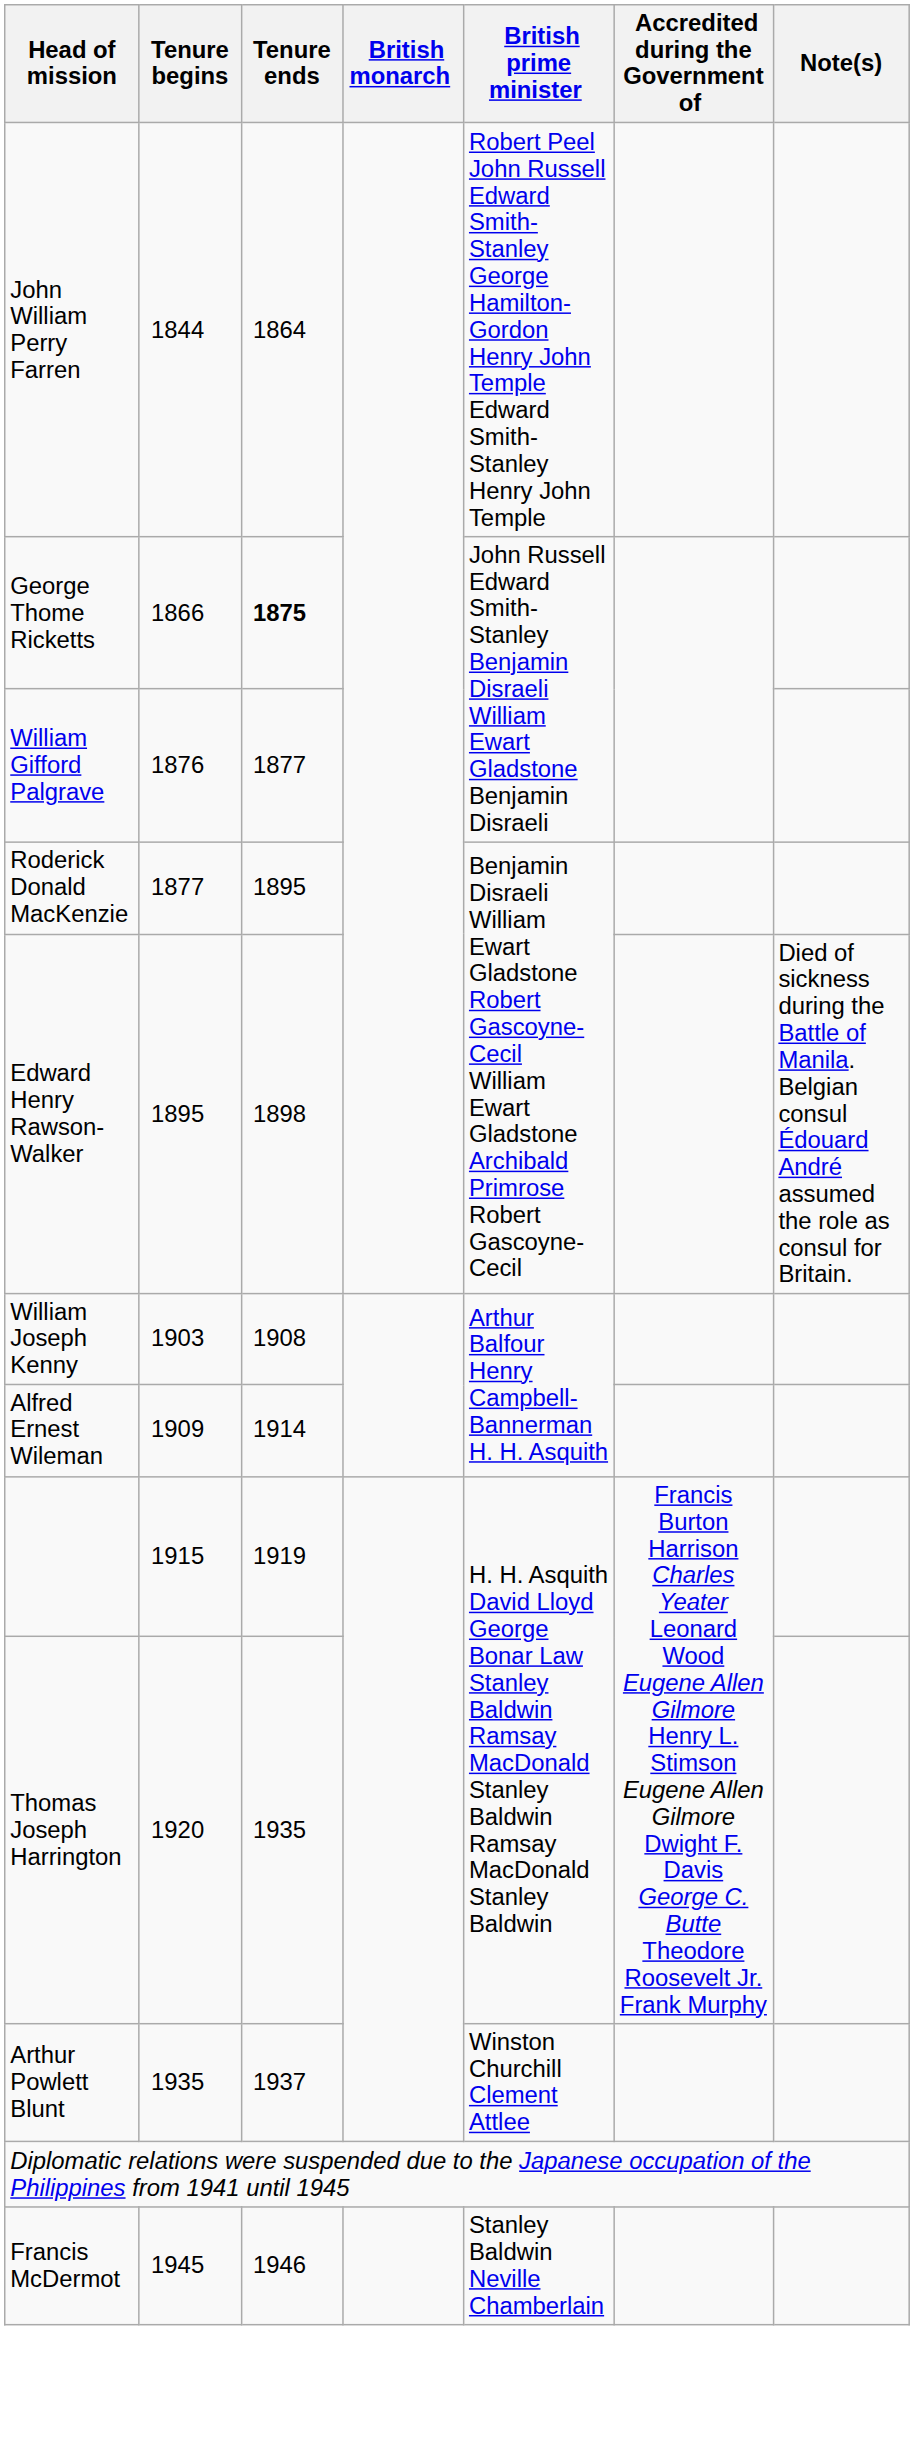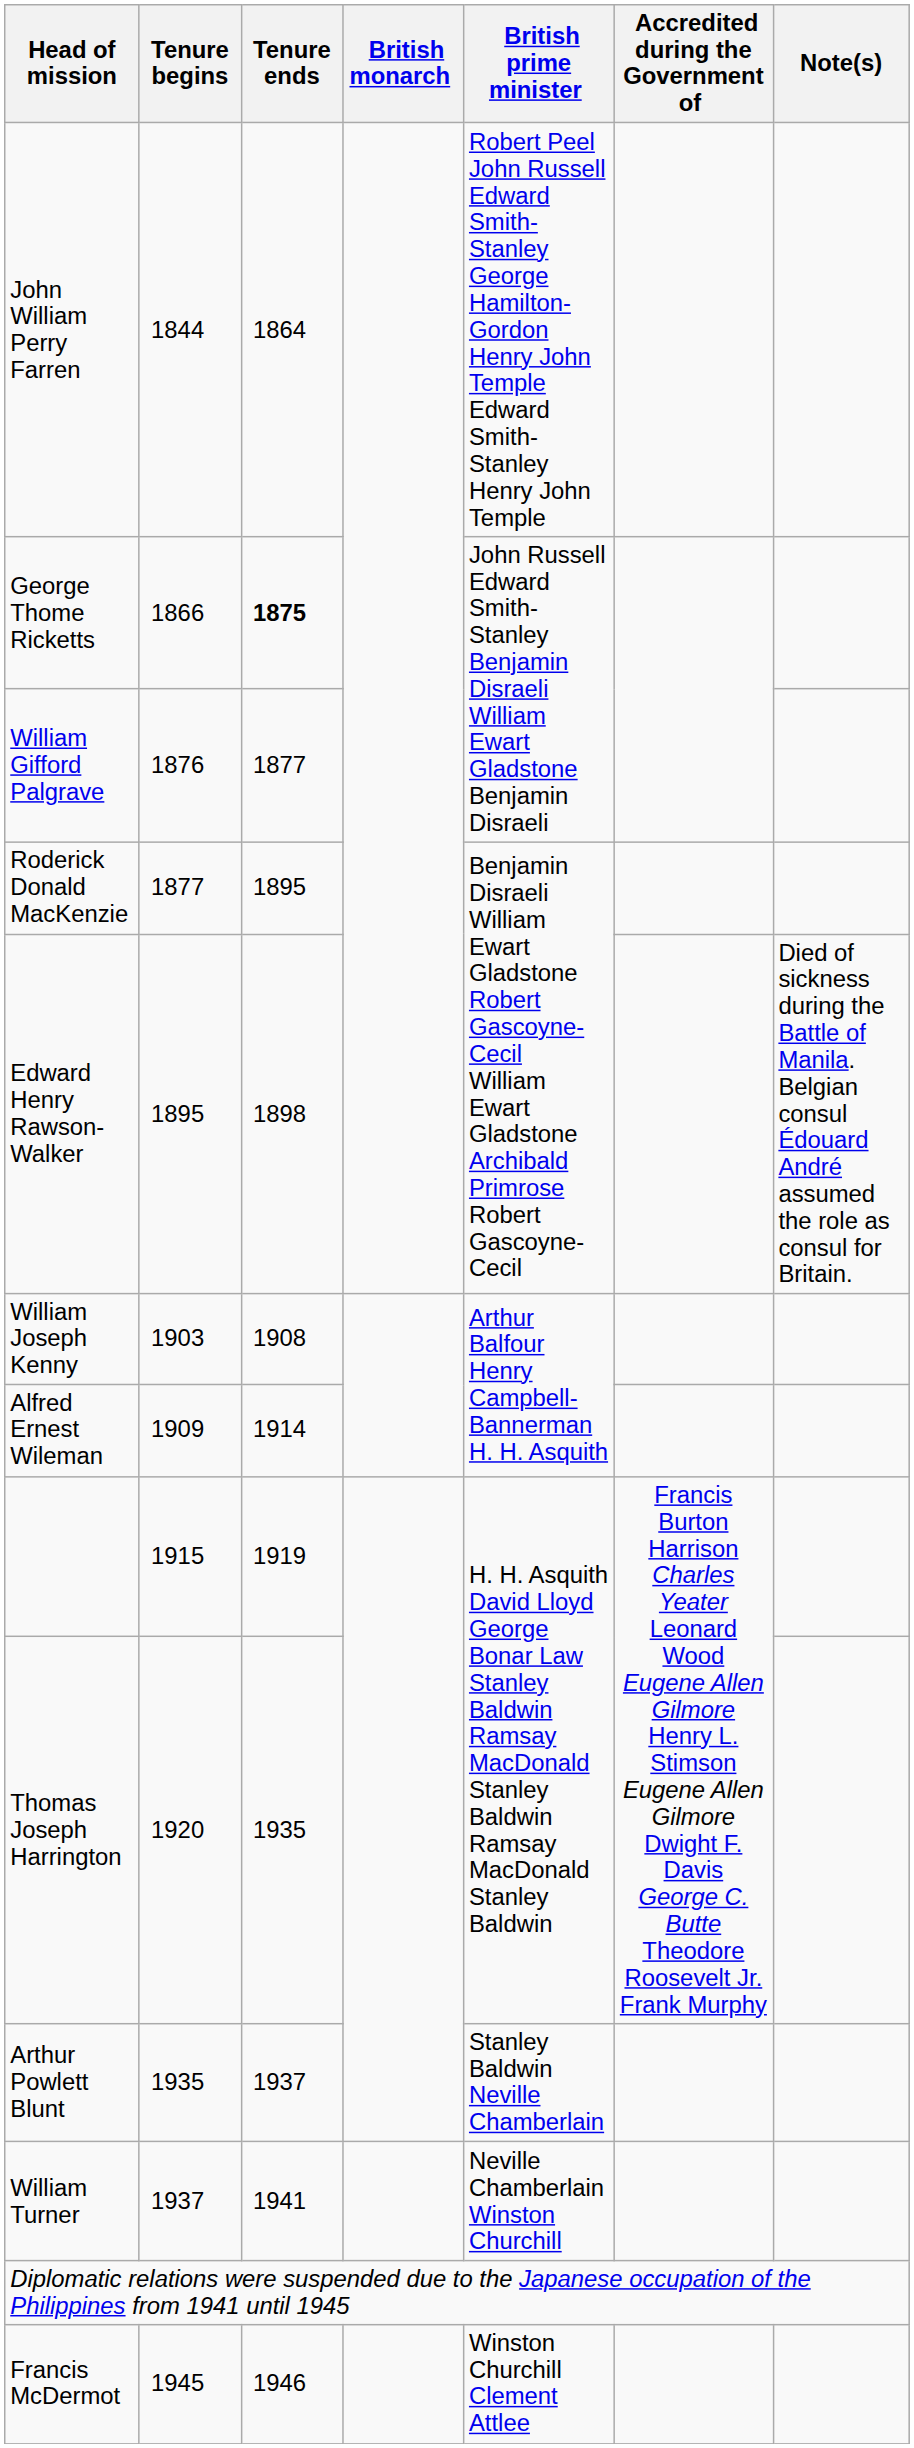(515, 2082) Winston Churchill Clement Attlee -> (537, 2082) Stanley Baldwin Neville Chamberlain
+ row: (49, 2200)
(537, 2265) Stanley Baldwin Neville Chamberlain -> (515, 2383) Winston Churchill Clement Attlee
